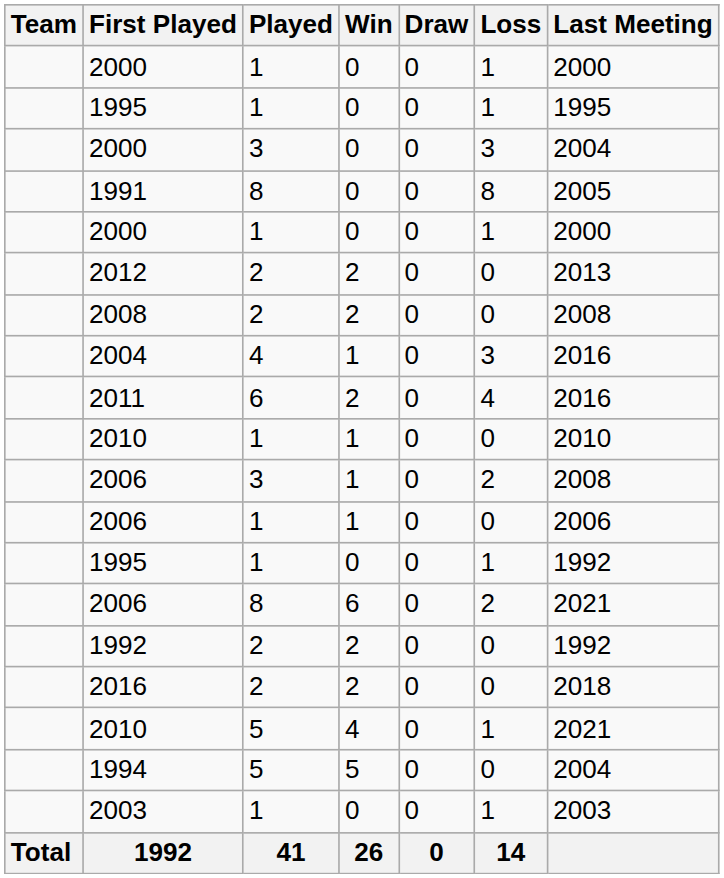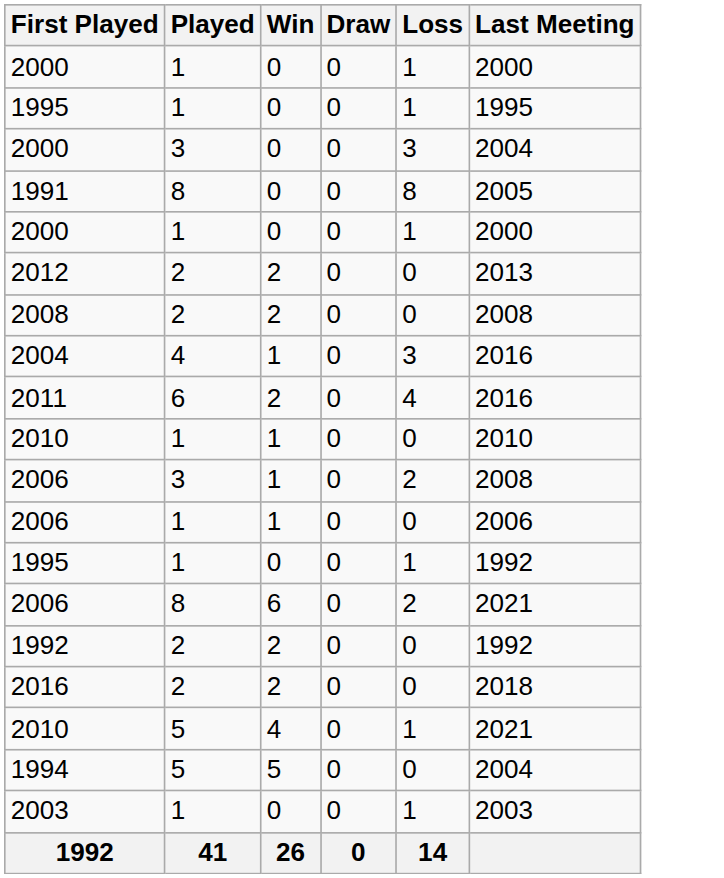- column: (44, 25)
